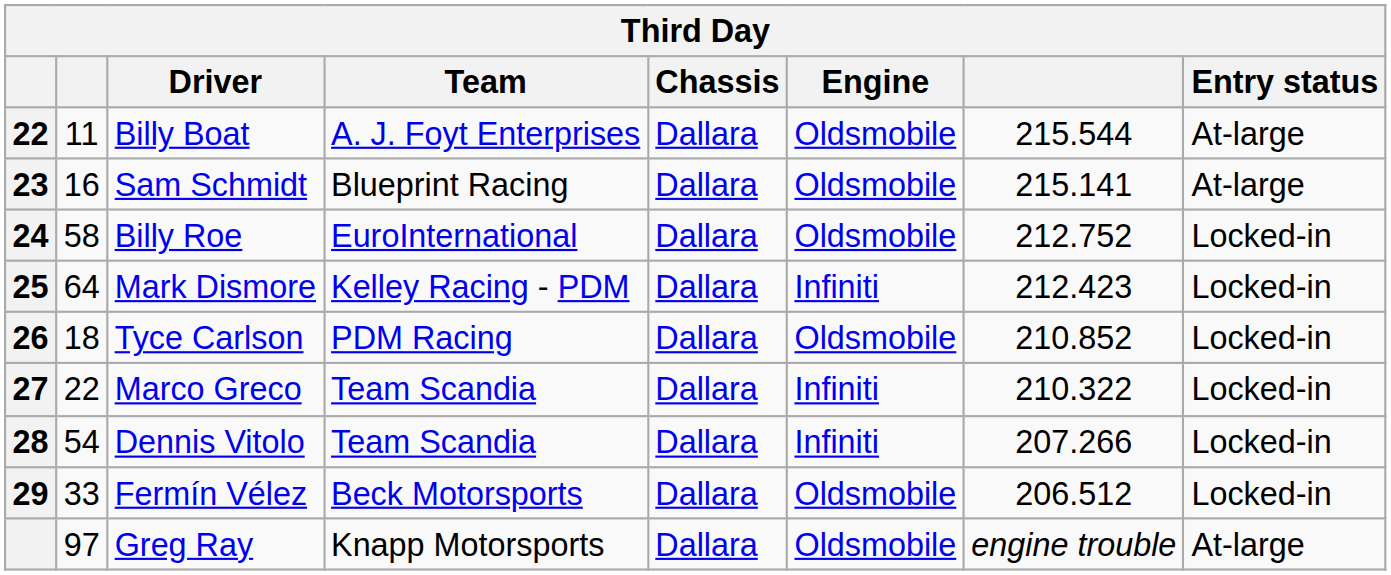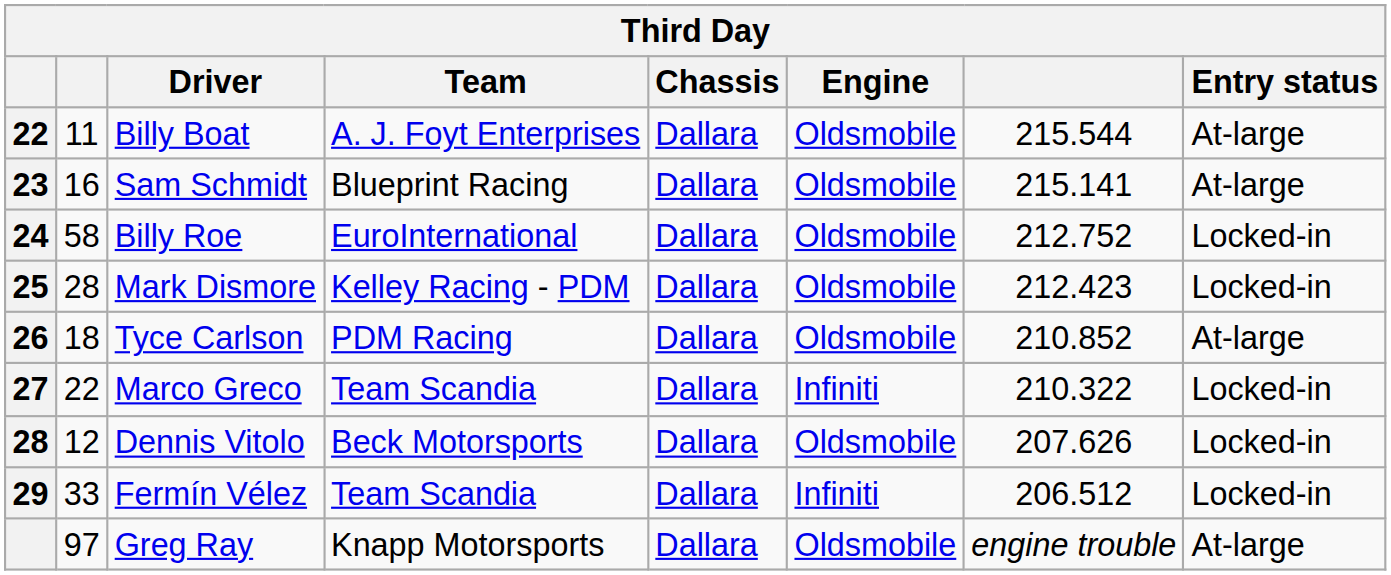(82, 287) 64 -> (82, 287) 28
(837, 287) Infiniti -> (875, 287) Oldsmobile
(1262, 338) Locked-in -> (1248, 338) At-large
(82, 441) 54 -> (82, 441) 12
(434, 441) Team Scandia -> (457, 441) Beck Motorsports
(837, 441) Infiniti -> (875, 441) Oldsmobile
(1074, 441) 207.266 -> (1074, 441) 207.626
(457, 492) Beck Motorsports -> (434, 492) Team Scandia
(875, 492) Oldsmobile -> (837, 492) Infiniti
